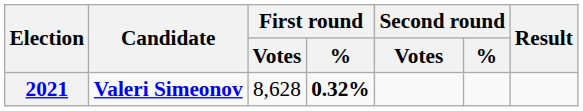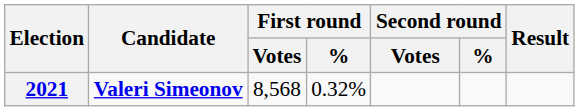(277, 88) 8,628 -> (277, 88) 8,568
(340, 88) bold -> (339, 88) normal
